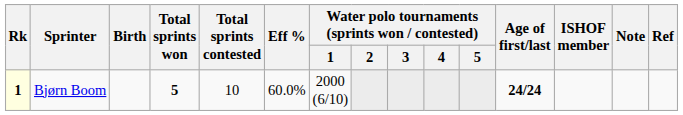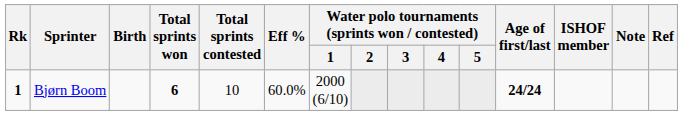(18, 89) lightyellow background -> (18, 89) no background
(175, 89) 5 -> (175, 89) 6
